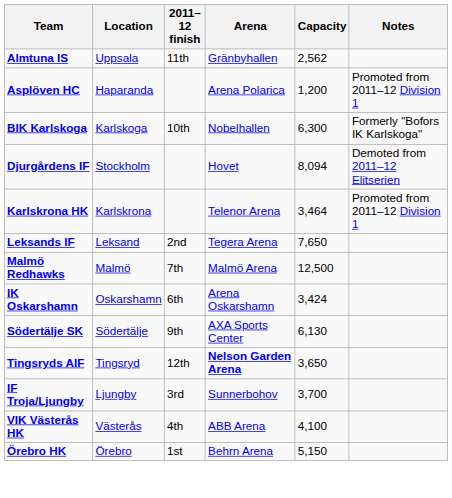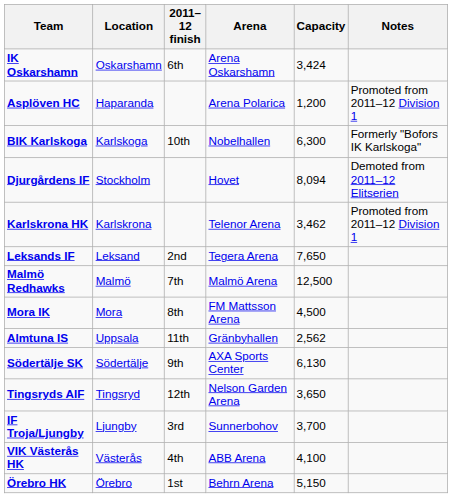rows swapped: (38, 58) <-> (42, 299)
(312, 211) 3,464 -> (311, 224) 3,462
+ row: (28, 313)
(250, 363) bold -> (248, 394) normal
